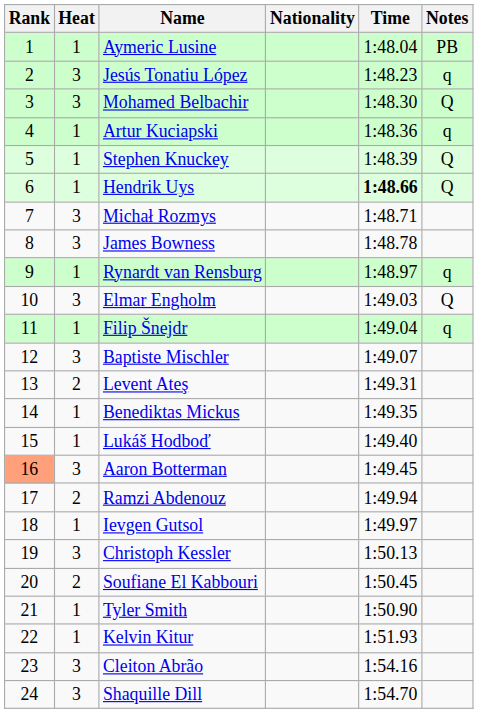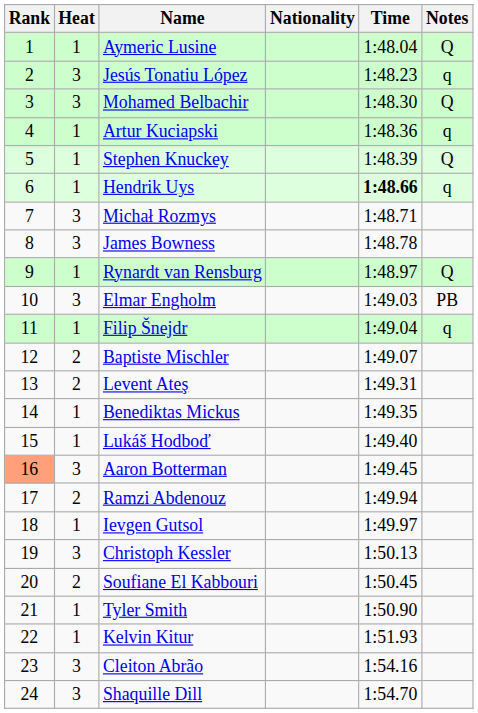(447, 46) PB -> (447, 46) Q
(447, 187) Q -> (447, 187) q
(447, 272) q -> (447, 272) Q
(447, 300) Q -> (447, 300) PB
(77, 356) 3 -> (77, 356) 2
